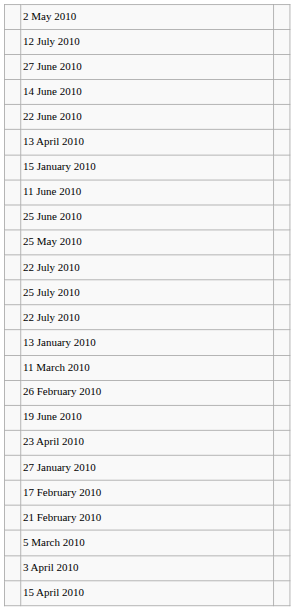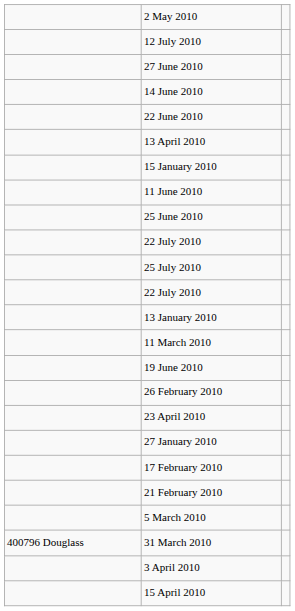- row: (12, 242)
rows swapped: (12, 393) <-> (12, 418)
+ row: (45, 543)
